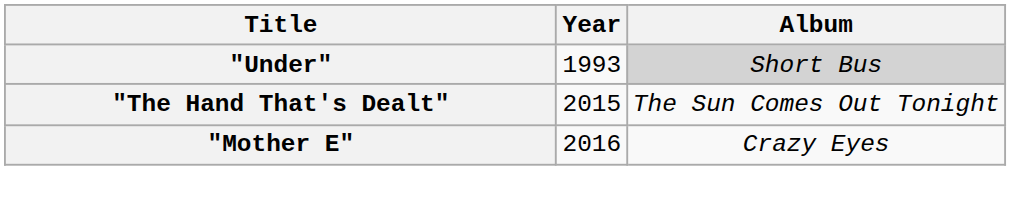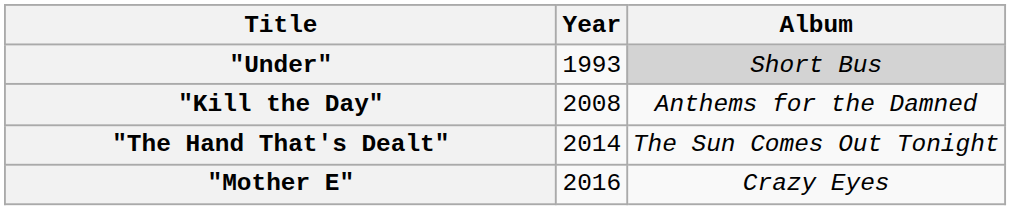+ row: (281, 105)
(592, 105) 2015 -> (592, 144) 2014
